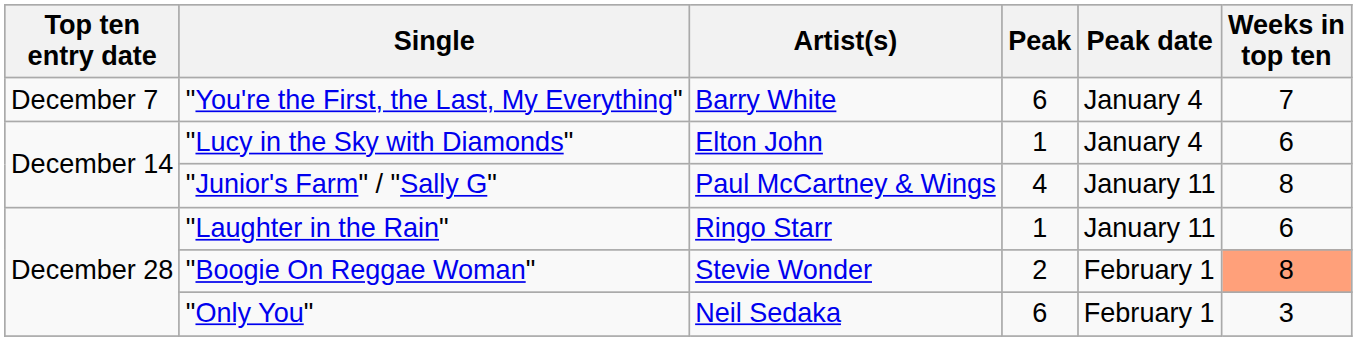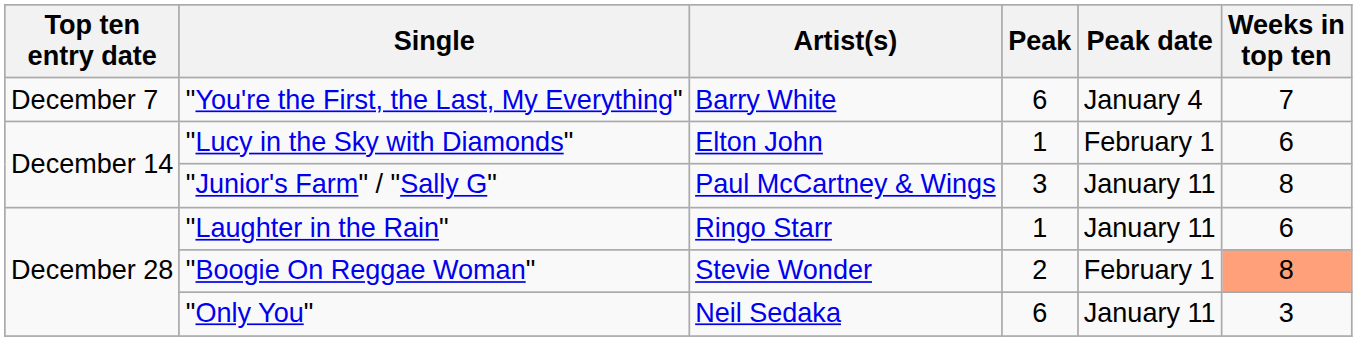(1143, 142) January 4 -> (1149, 142) February 1
(1040, 185) 4 -> (1040, 185) 3
(1149, 313) February 1 -> (1150, 313) January 11
